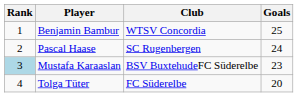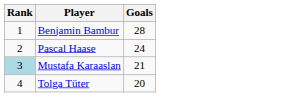- column: (192, 13)
(277, 30) 25 -> (139, 30) 28
(277, 65) 23 -> (139, 65) 21
